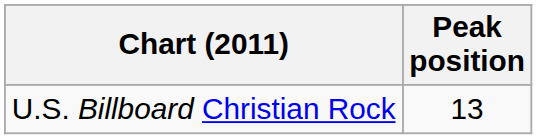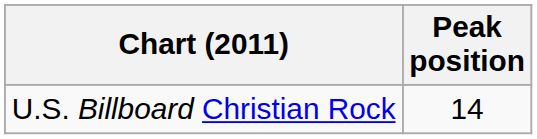(467, 108) 13 -> (467, 108) 14
